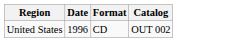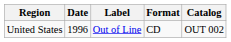+ column: (117, 12)
